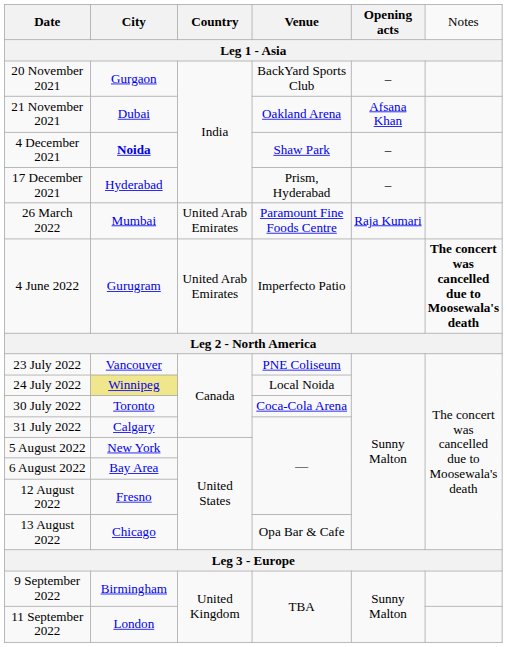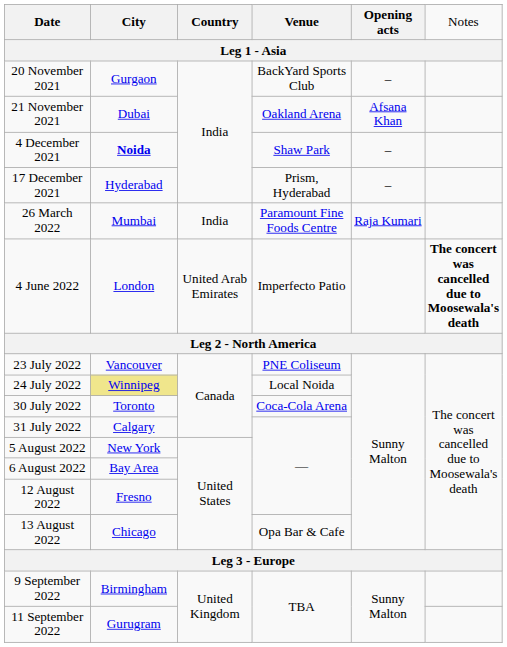(215, 220) United Arab Emirates -> (215, 220) India
(134, 286) Gurugram -> (134, 286) London
(134, 624) London -> (134, 624) Gurugram
